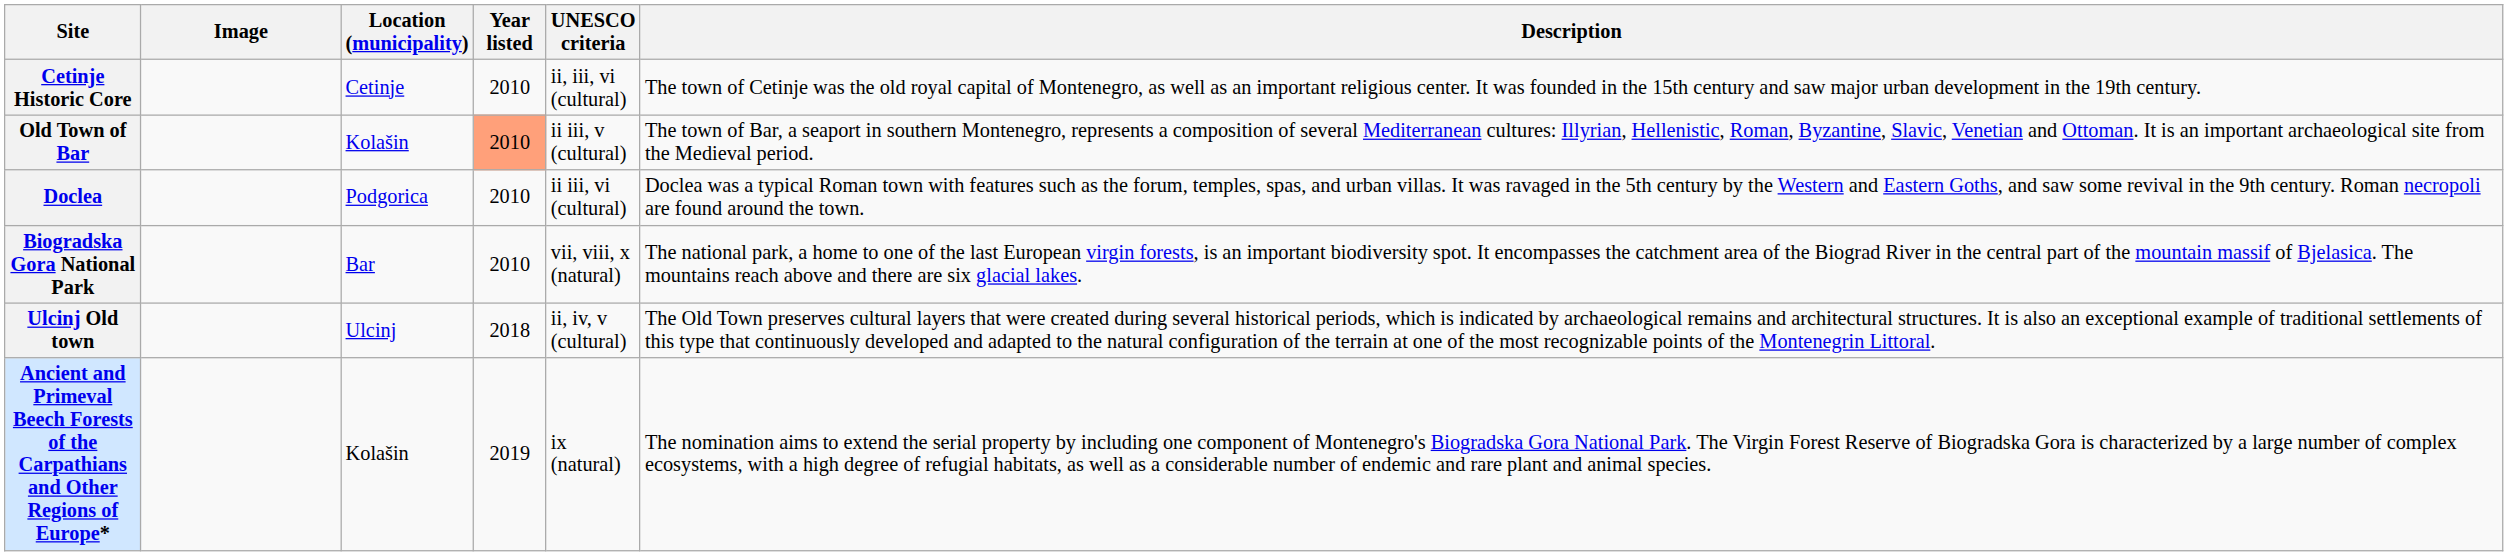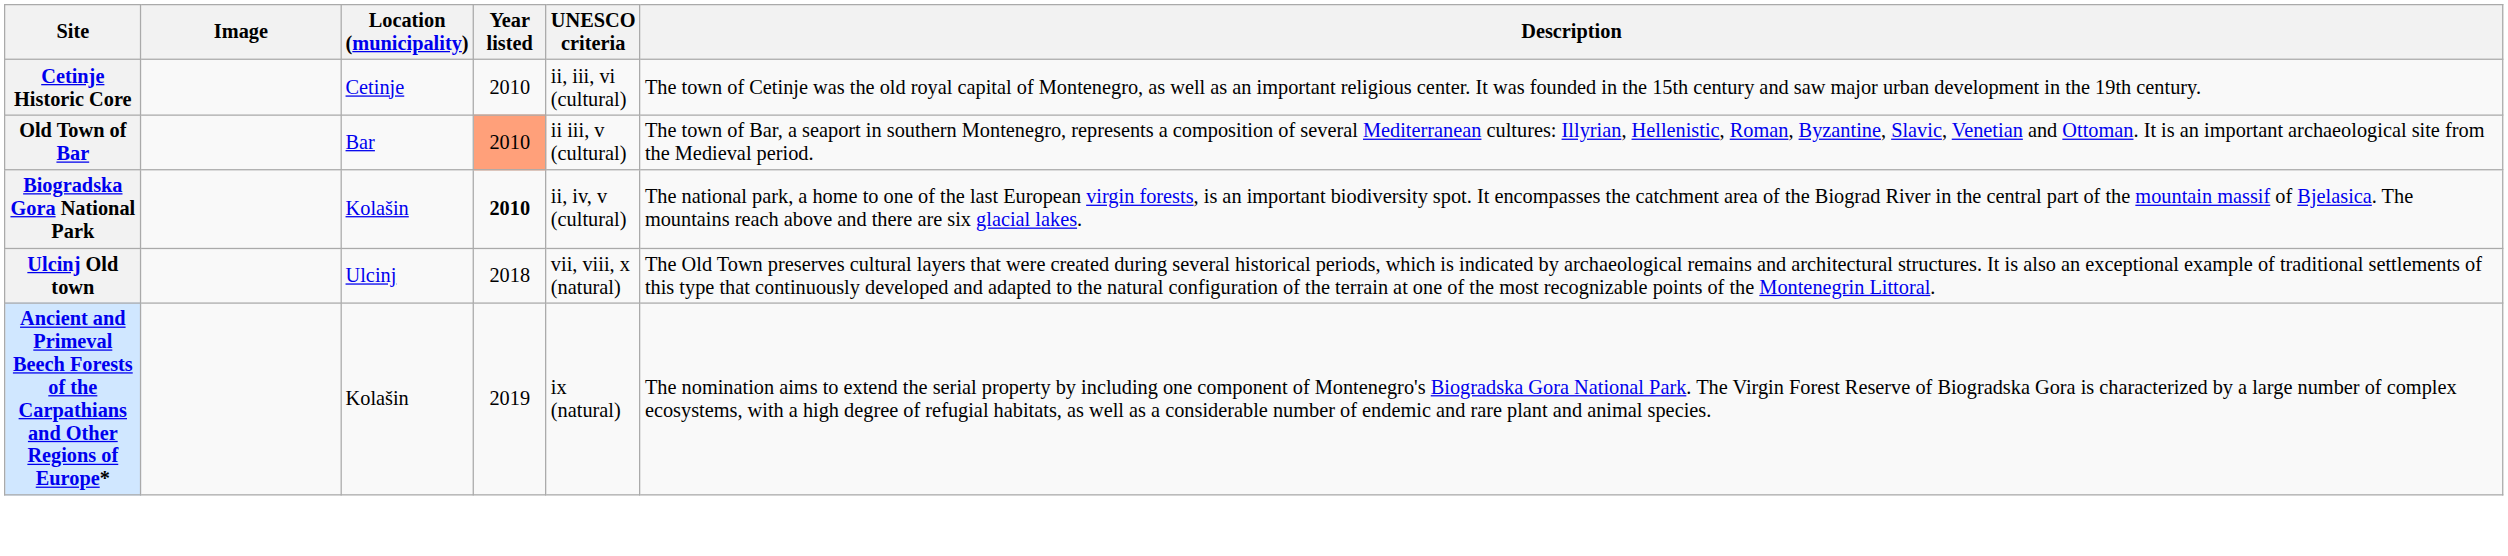(377, 142) Kolašin -> (360, 142) Bar
- row: (73, 197)
(360, 263) Bar -> (377, 208) Kolašin
(510, 263) normal -> (510, 208) bold
(590, 263) vii, viii, x (natural) -> (589, 208) ii, iv, v (cultural)
(589, 330) ii, iv, v (cultural) -> (590, 275) vii, viii, x (natural)
